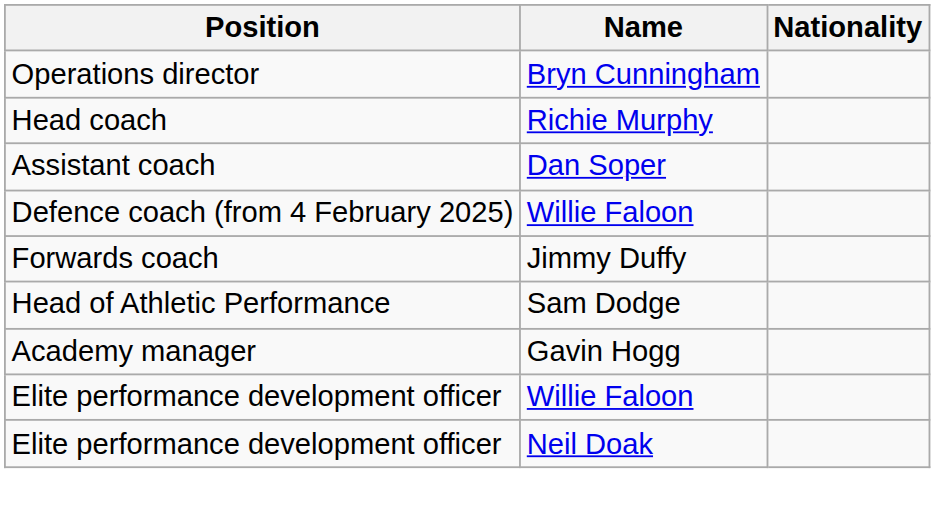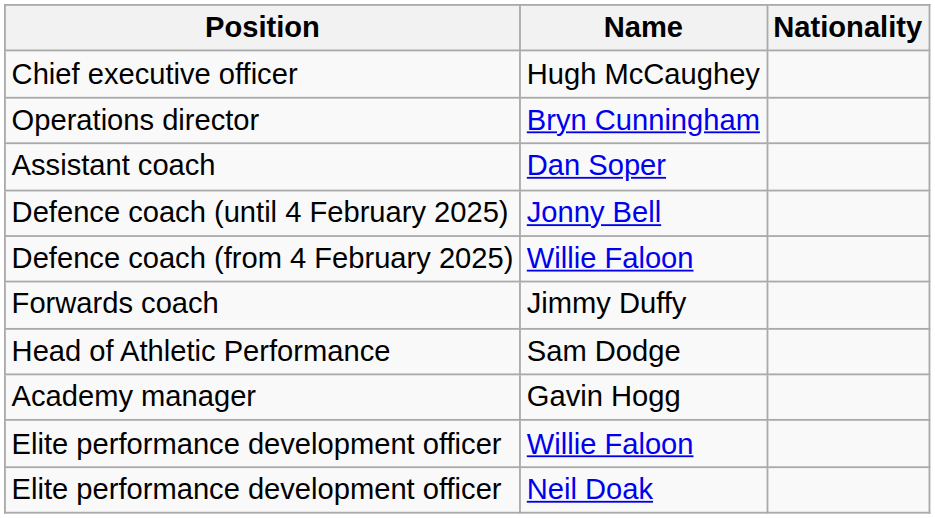+ row: (155, 73)
- row: (89, 119)
+ row: (260, 212)
